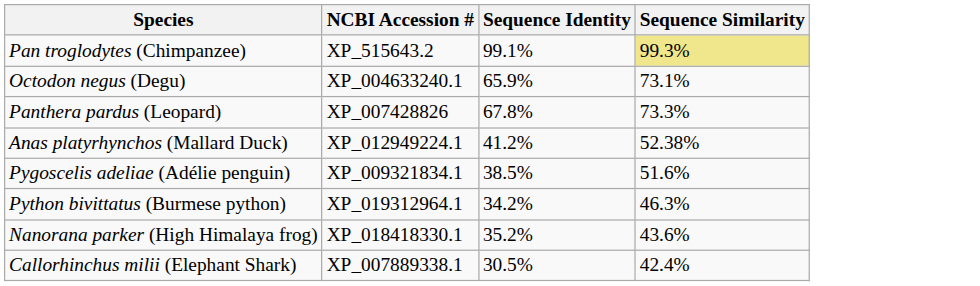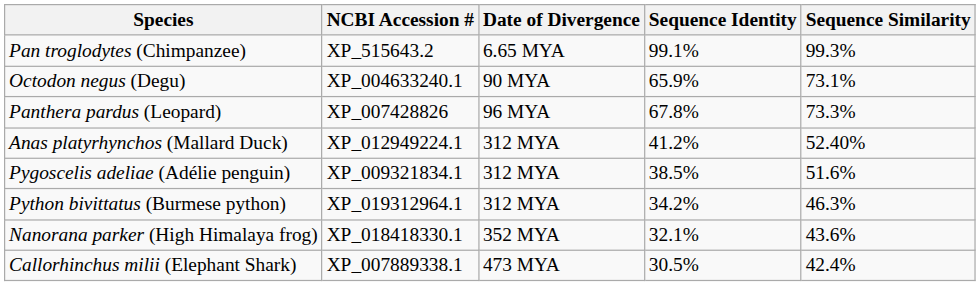+ column: (561, 19)
(665, 50) khaki background -> (831, 50) no background
(670, 142) 52.38% -> (835, 142) 52.40%
(508, 234) 35.2% -> (674, 234) 32.1%
